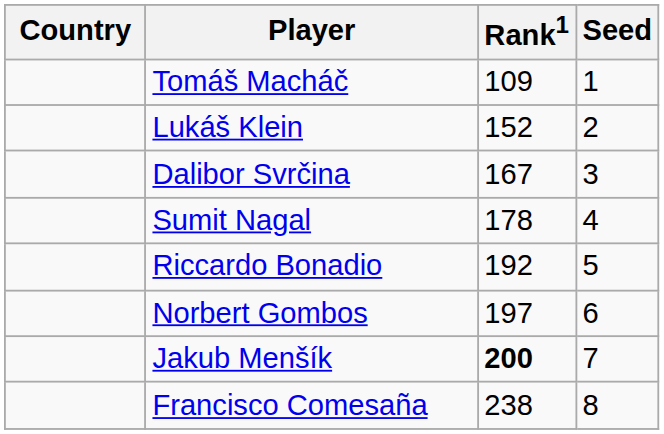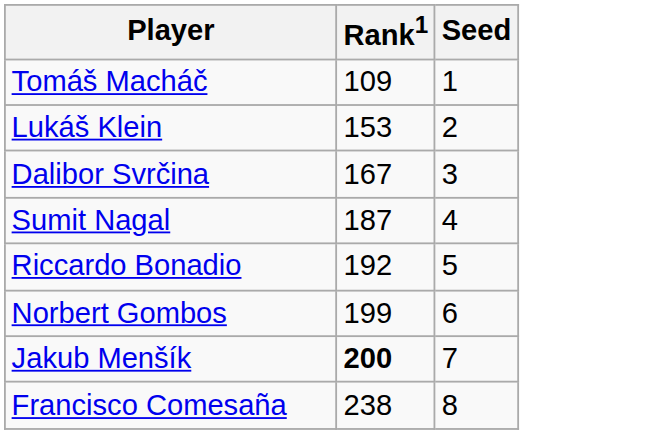- column: (75, 31)
(509, 127) 152 -> (368, 127) 153
(509, 220) 178 -> (368, 220) 187
(509, 312) 197 -> (368, 312) 199
